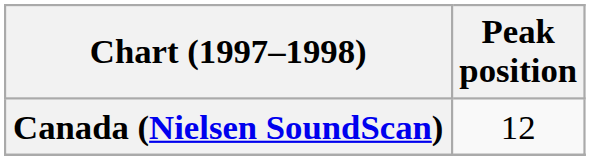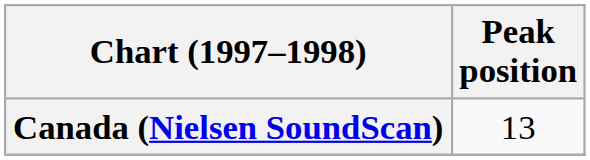(518, 126) 12 -> (518, 126) 13
